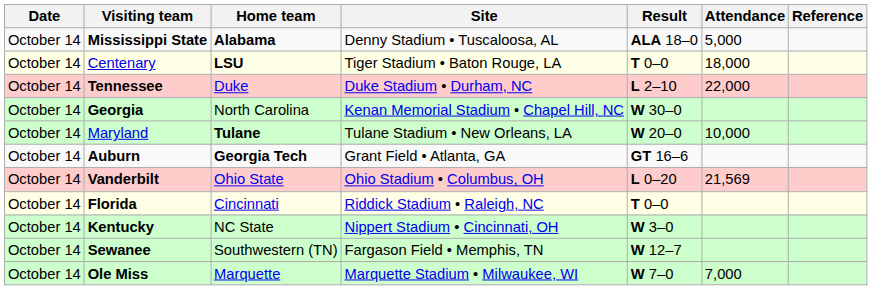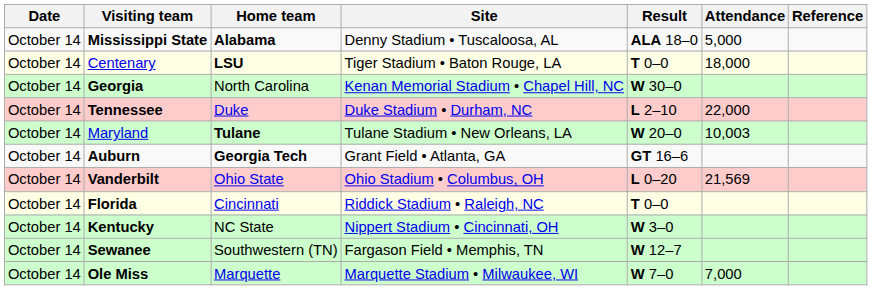rows swapped: (115, 110) <-> (125, 86)
(727, 133) 10,000 -> (727, 133) 10,003
